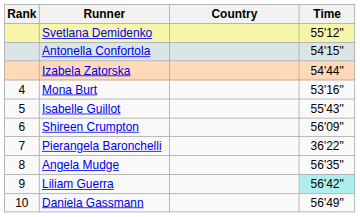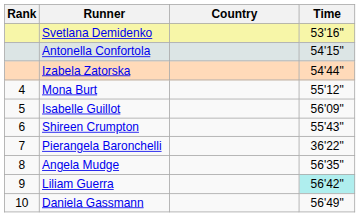(327, 33) 55'12" -> (327, 33) 53'16"
(327, 90) 53'16" -> (327, 90) 55'12"
(327, 109) 55'43" -> (327, 109) 56'09"
(327, 128) 56'09" -> (327, 128) 55'43"
